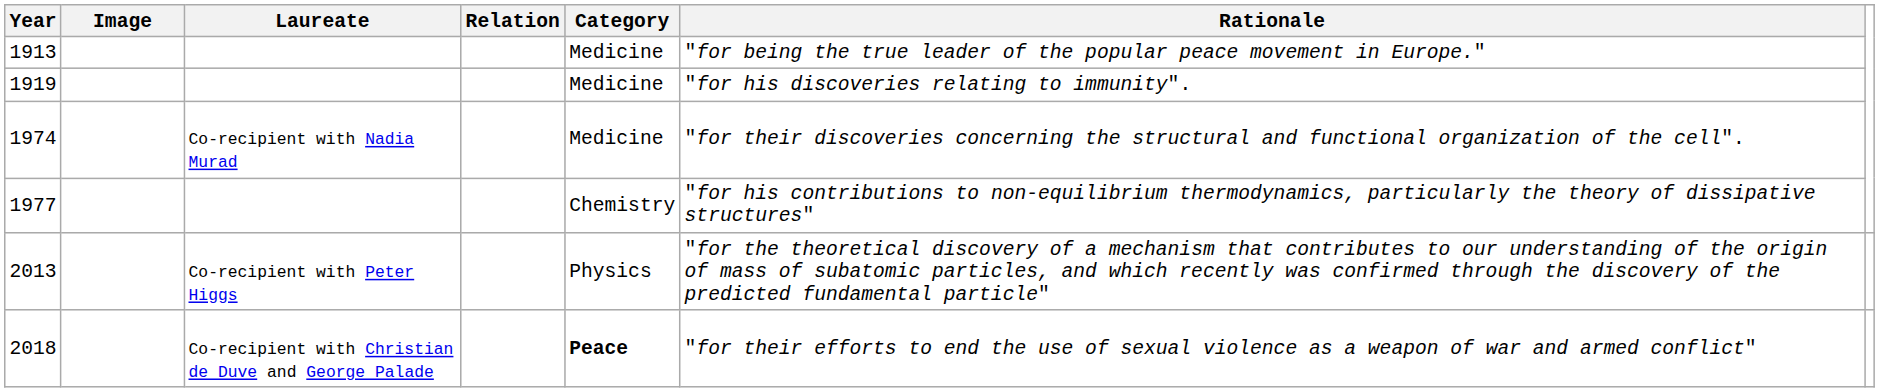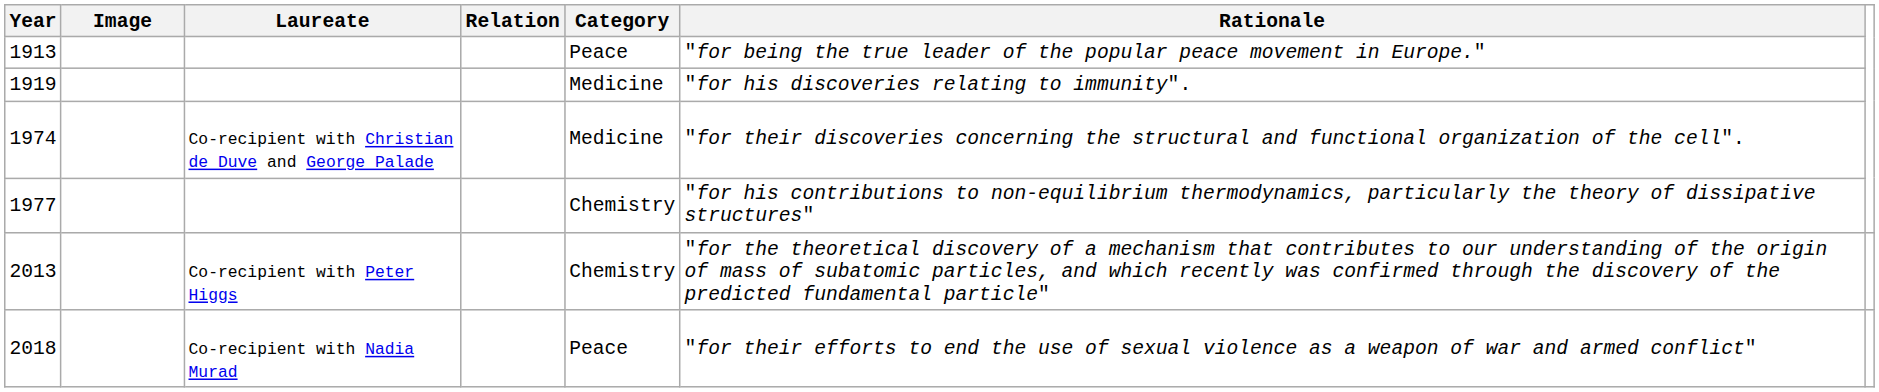(616, 53) Medicine -> (599, 53) Peace
(301, 151) Co-recipient with Nadia Murad -> (321, 151) Co-recipient with Christian de Duve and George Palade
(610, 271) Physics -> (622, 271) Chemistry
(321, 361) Co-recipient with Christian de Duve and George Palade -> (301, 361) Co-recipient with Nadia Murad
(599, 349) bold -> (599, 349) normal
